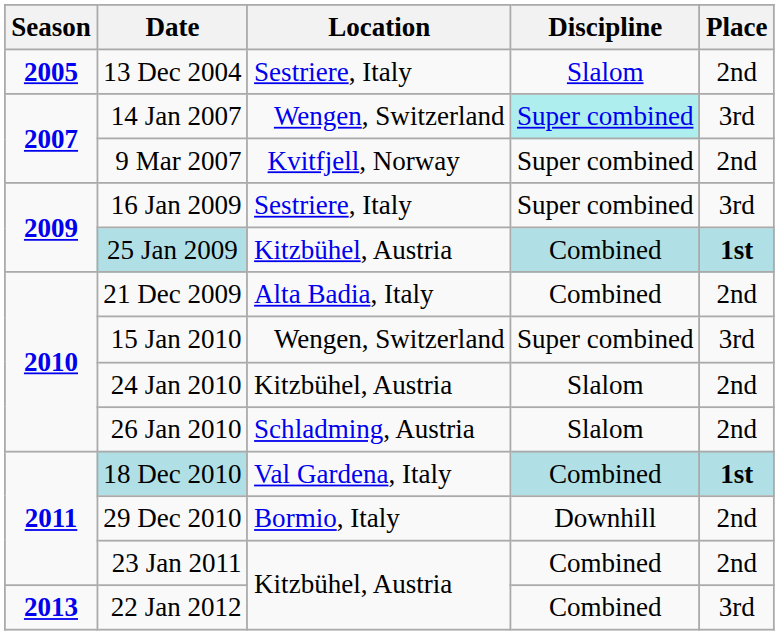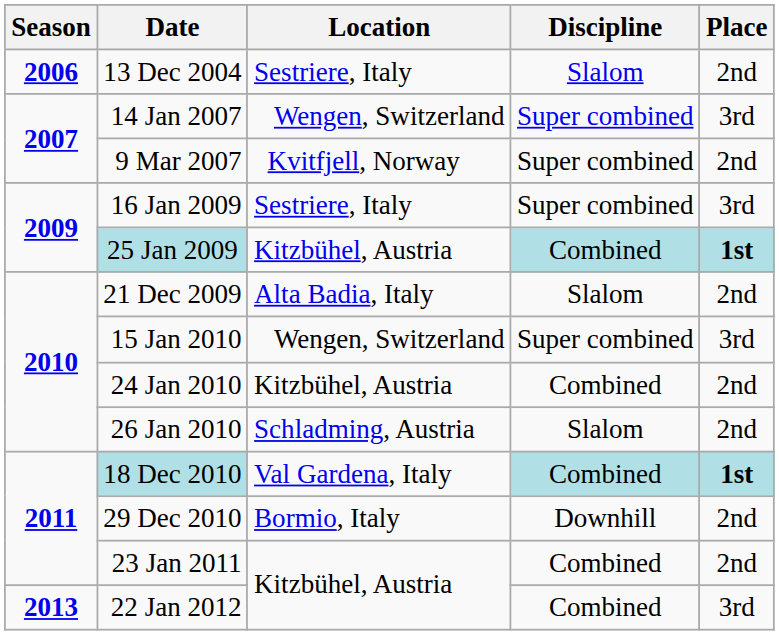(51, 71) 2005 -> (51, 71) 2006
(605, 116) paleturquoise background -> (605, 116) no background
(605, 294) Combined -> (605, 294) Slalom
(605, 383) Slalom -> (605, 383) Combined
